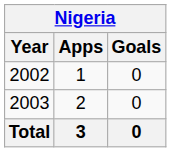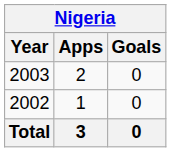rows swapped: (29, 75) <-> (29, 103)
